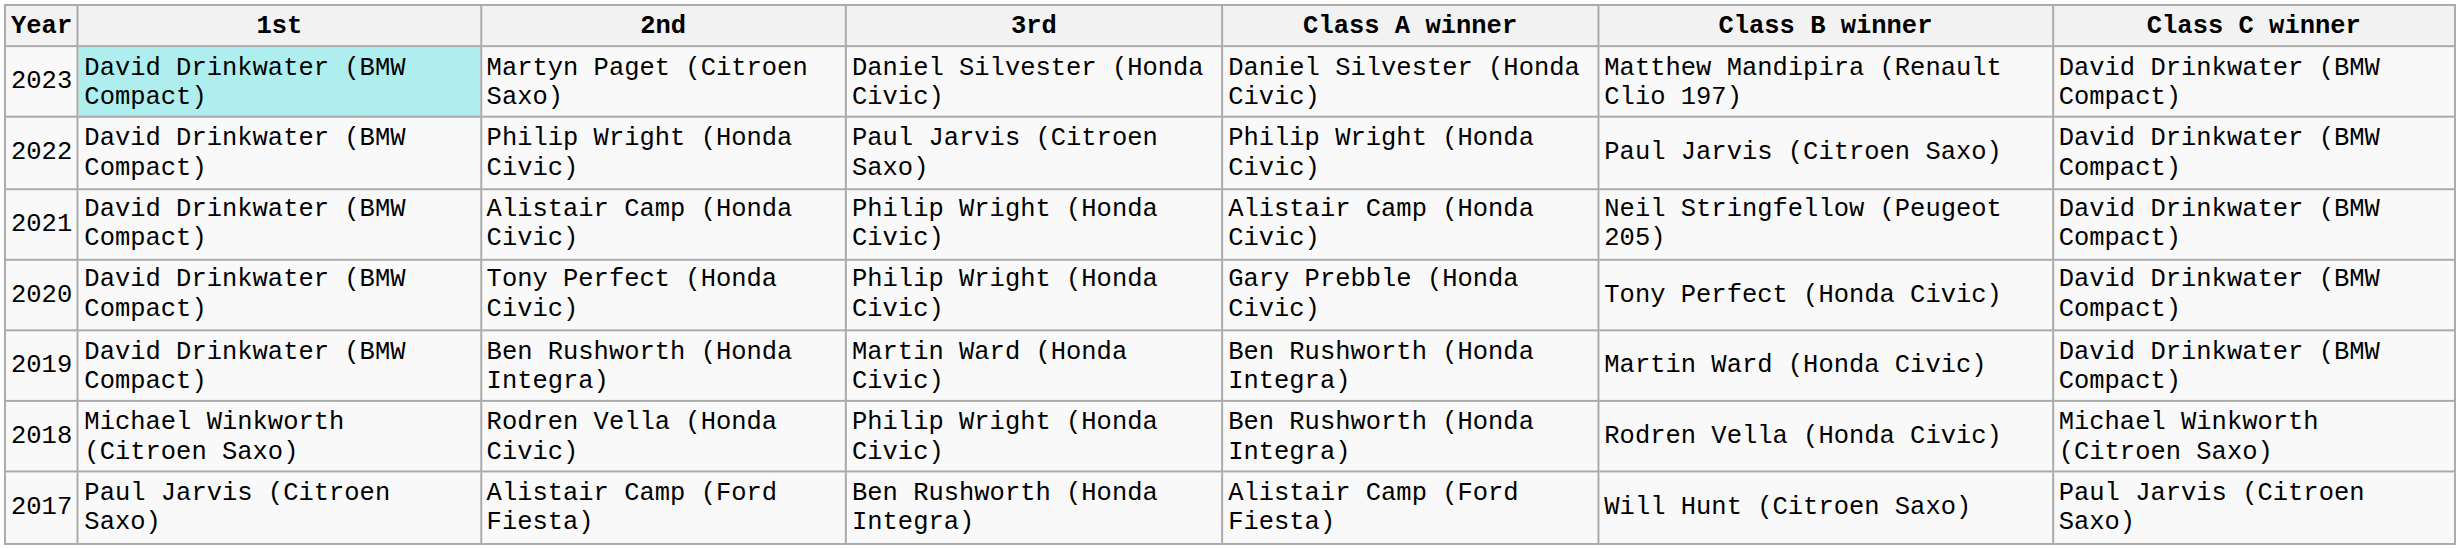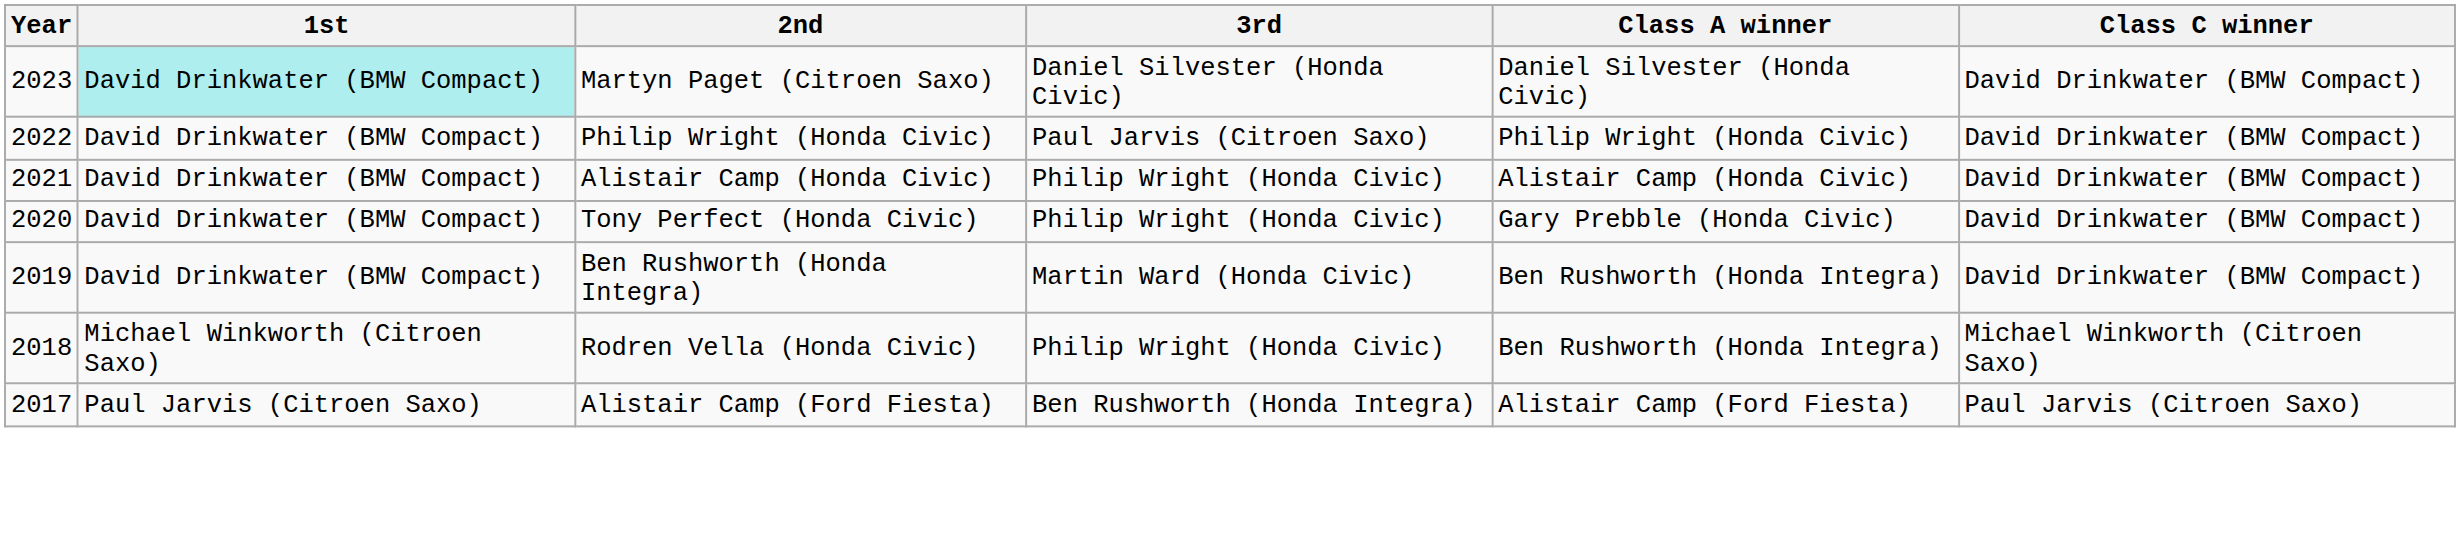- column: (1825, 26)
